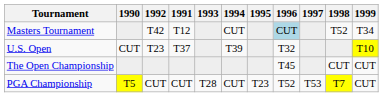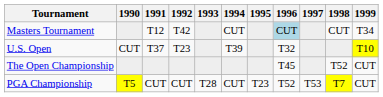columns swapped: (182, 13) <-> (155, 13)
(339, 31) T52 -> (339, 31) CUT
(339, 66) CUT -> (339, 66) T52
